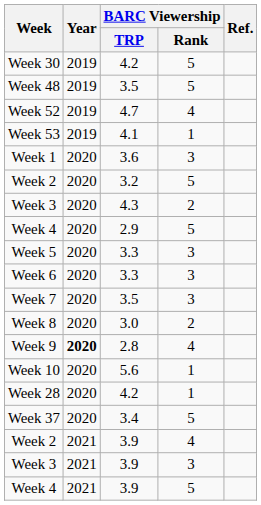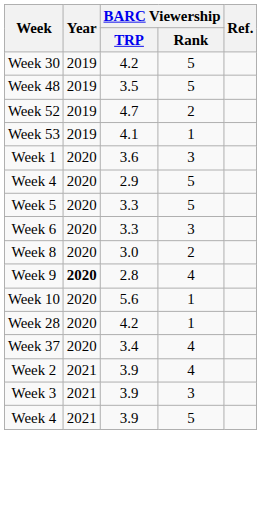(191, 110) 4 -> (191, 110) 2
- row: (34, 181)
- row: (34, 205)
(191, 252) 3 -> (191, 205) 5
- row: (34, 299)
(191, 417) 5 -> (191, 346) 4
